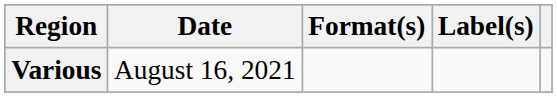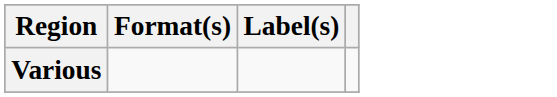- column: (205, 26)
